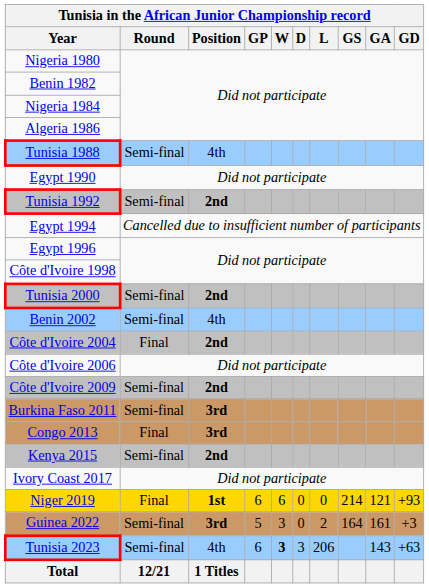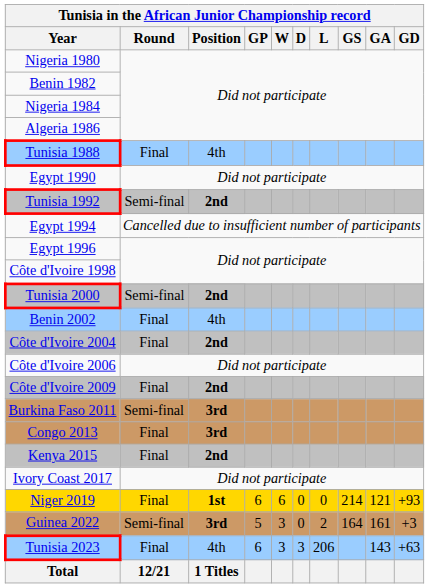(154, 153) Semi-final -> (154, 153) Final
(154, 319) Semi-final -> (154, 319) Final
(154, 387) Semi-final -> (154, 387) Final
(154, 455) Semi-final -> (154, 455) Final
(154, 547) Semi-final -> (154, 547) Final
(282, 547) bold -> (282, 547) normal
